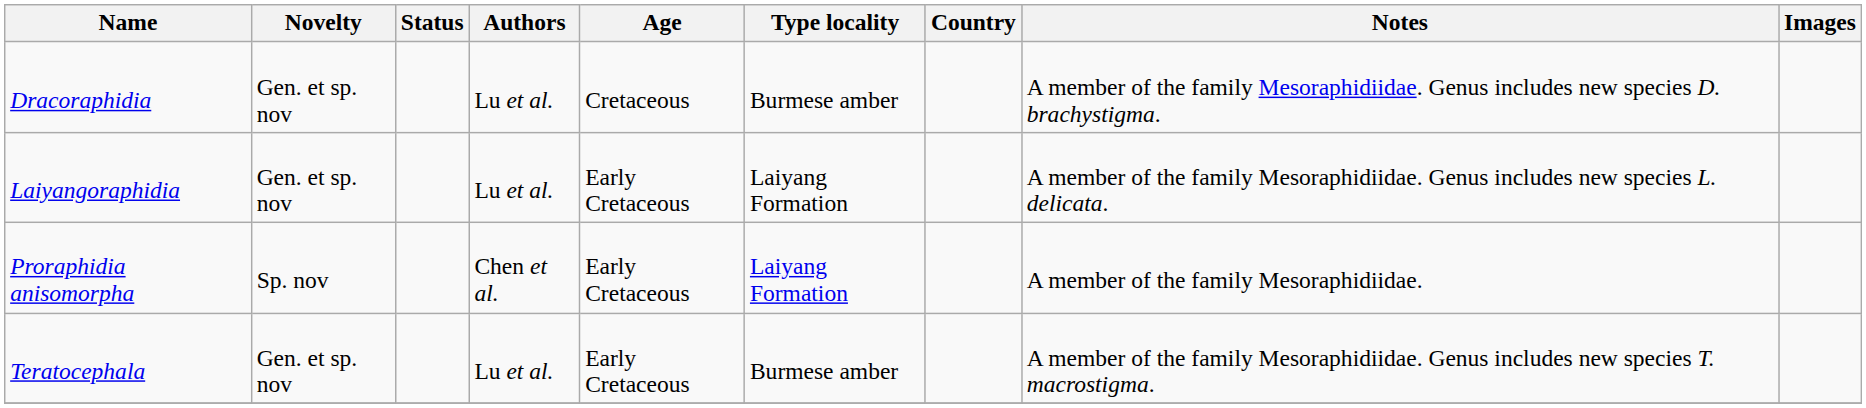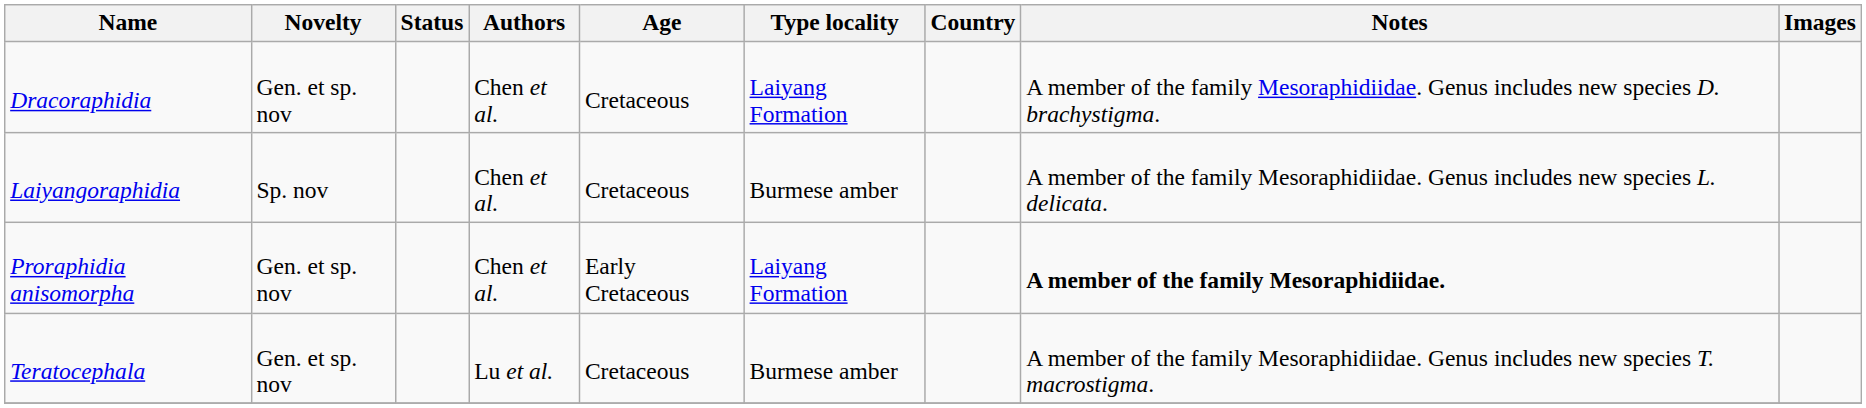(514, 100) Lu et al. -> (510, 100) Chen et al.
(824, 100) Burmese amber -> (799, 100) Laiyang Formation
(307, 190) Gen. et sp. nov -> (292, 190) Sp. nov
(514, 190) Lu et al. -> (510, 190) Chen et al.
(637, 190) Early Cretaceous -> (637, 190) Cretaceous
(799, 190) Laiyang Formation -> (824, 190) Burmese amber
(293, 280) Sp. nov -> (307, 280) Gen. et sp. nov
(1225, 280) normal -> (1236, 280) bold
(637, 370) Early Cretaceous -> (637, 370) Cretaceous
